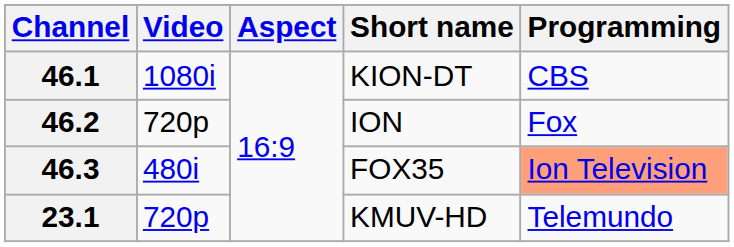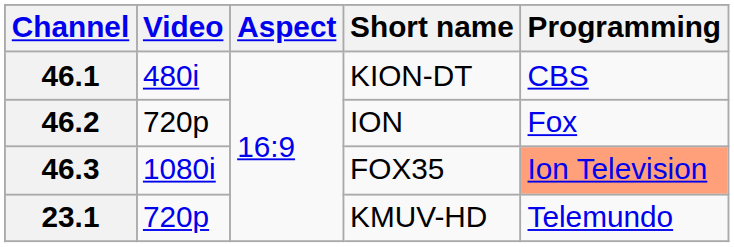(179, 75) 1080i -> (171, 75) 480i
(171, 169) 480i -> (179, 169) 1080i
